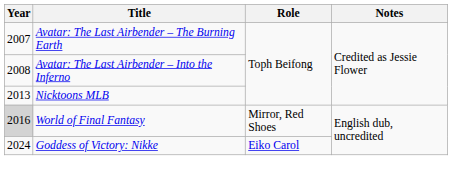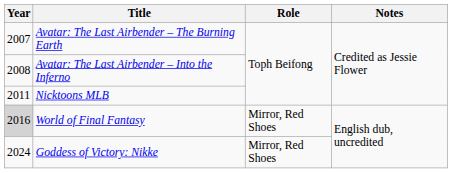(19, 95) 2013 -> (19, 95) 2011
(274, 145) Eiko Carol -> (276, 152) Mirror, Red Shoes
